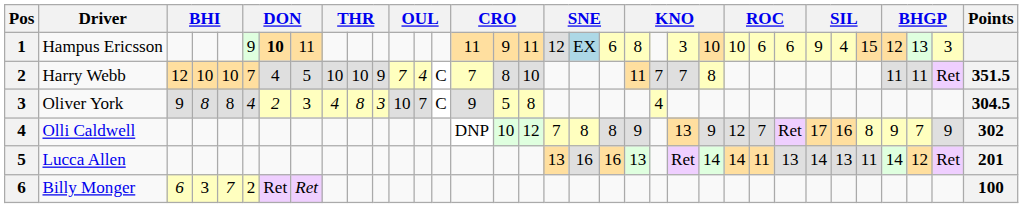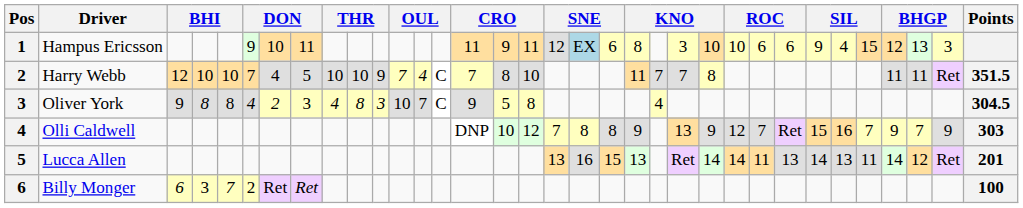(275, 46) bold -> (275, 46) normal
(819, 131) 17 -> (819, 131) 15
(869, 131) 8 -> (869, 131) 7
(991, 131) 302 -> (991, 131) 303
(612, 159) 16 -> (612, 159) 15
